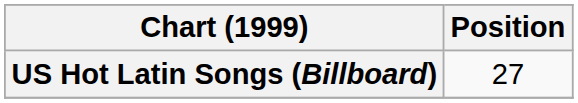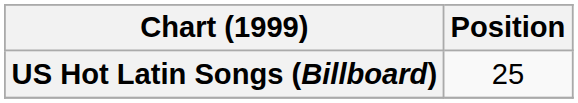(508, 73) 27 -> (508, 73) 25
